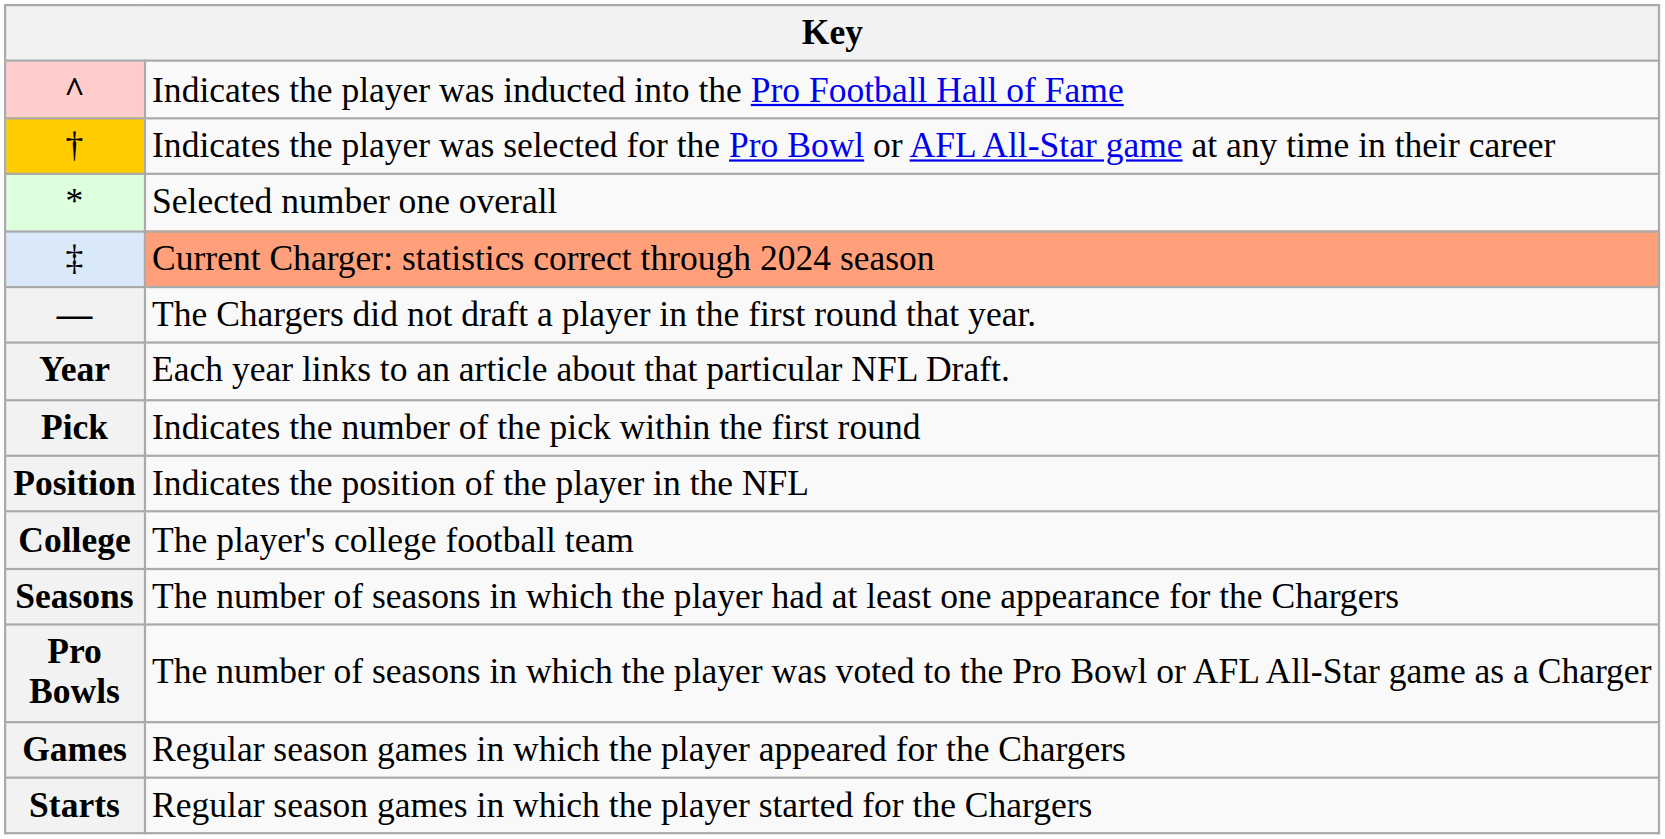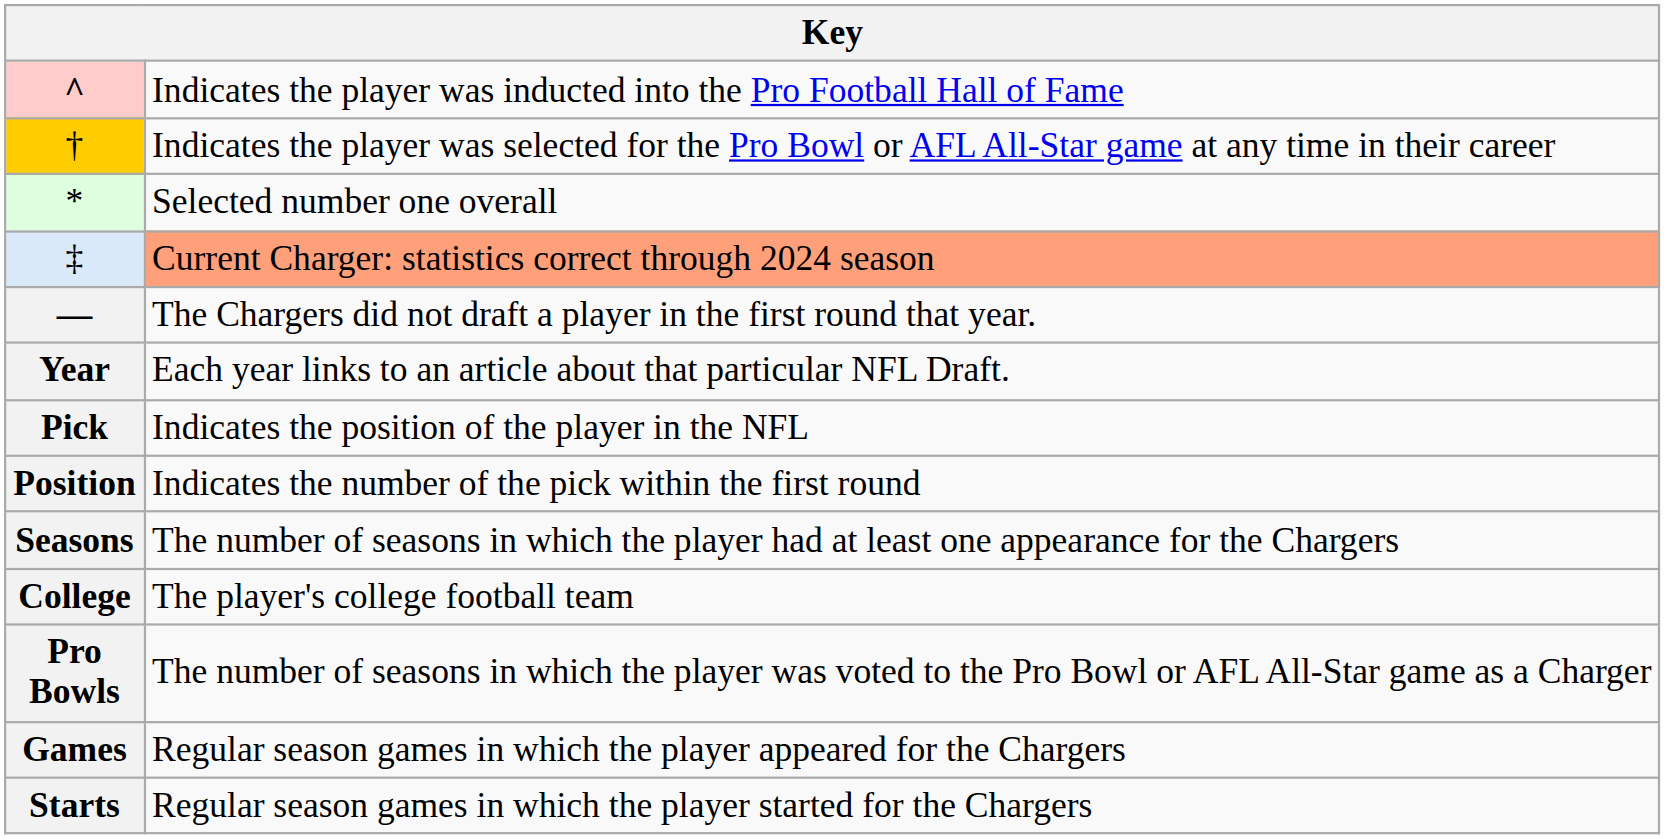(536, 426) Indicates the number of the pick within the first round -> (481, 426) Indicates the position of the player in the NFL
(481, 483) Indicates the position of the player in the NFL -> (536, 483) Indicates the number of the pick within the first round
rows swapped: (74, 539) <-> (74, 595)
